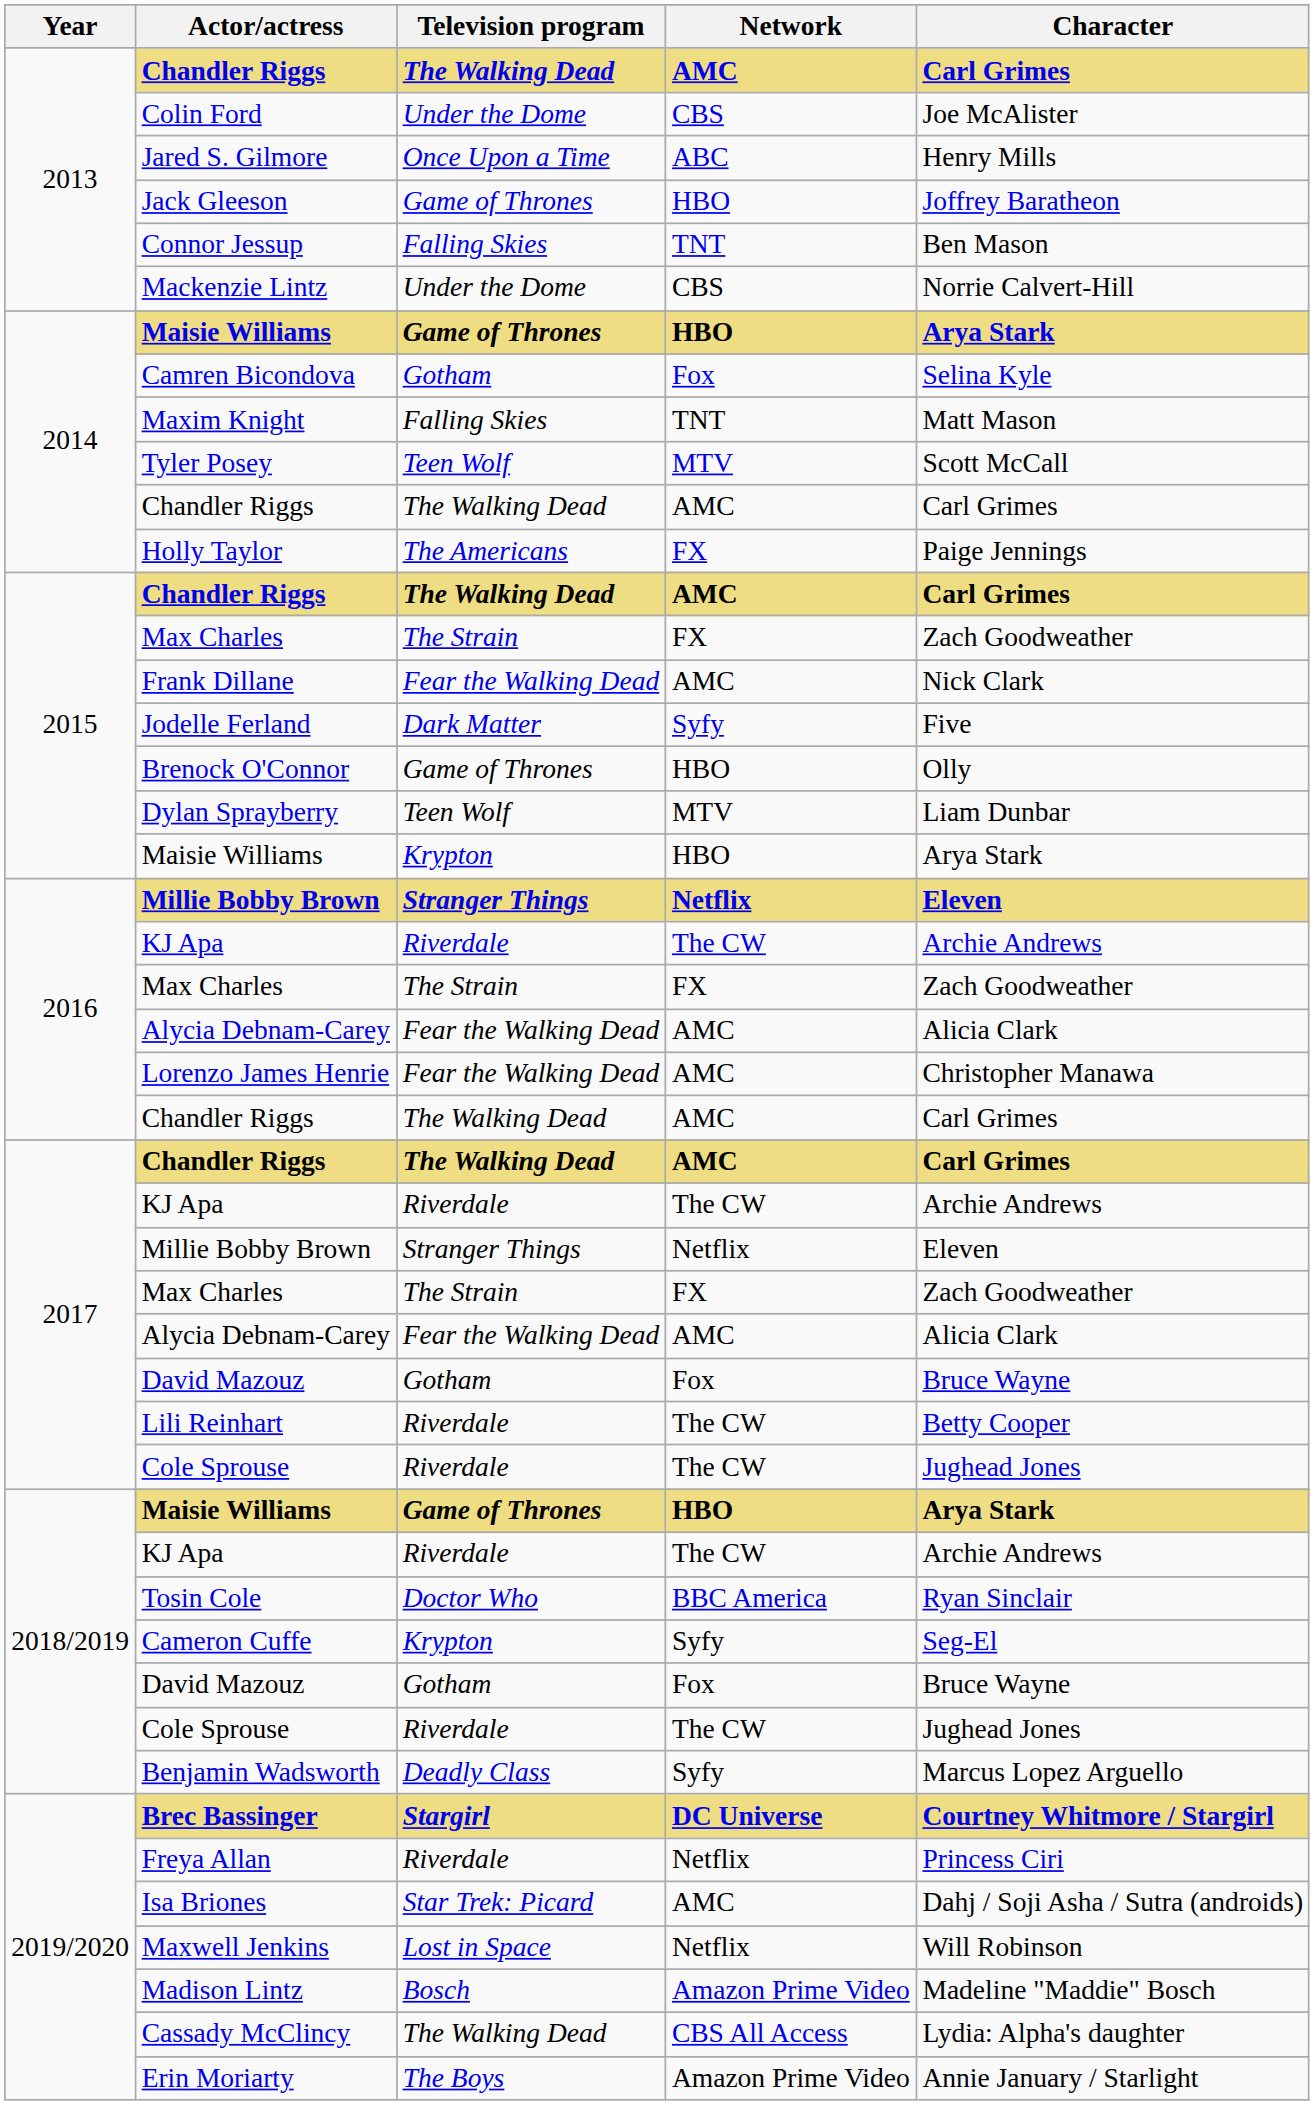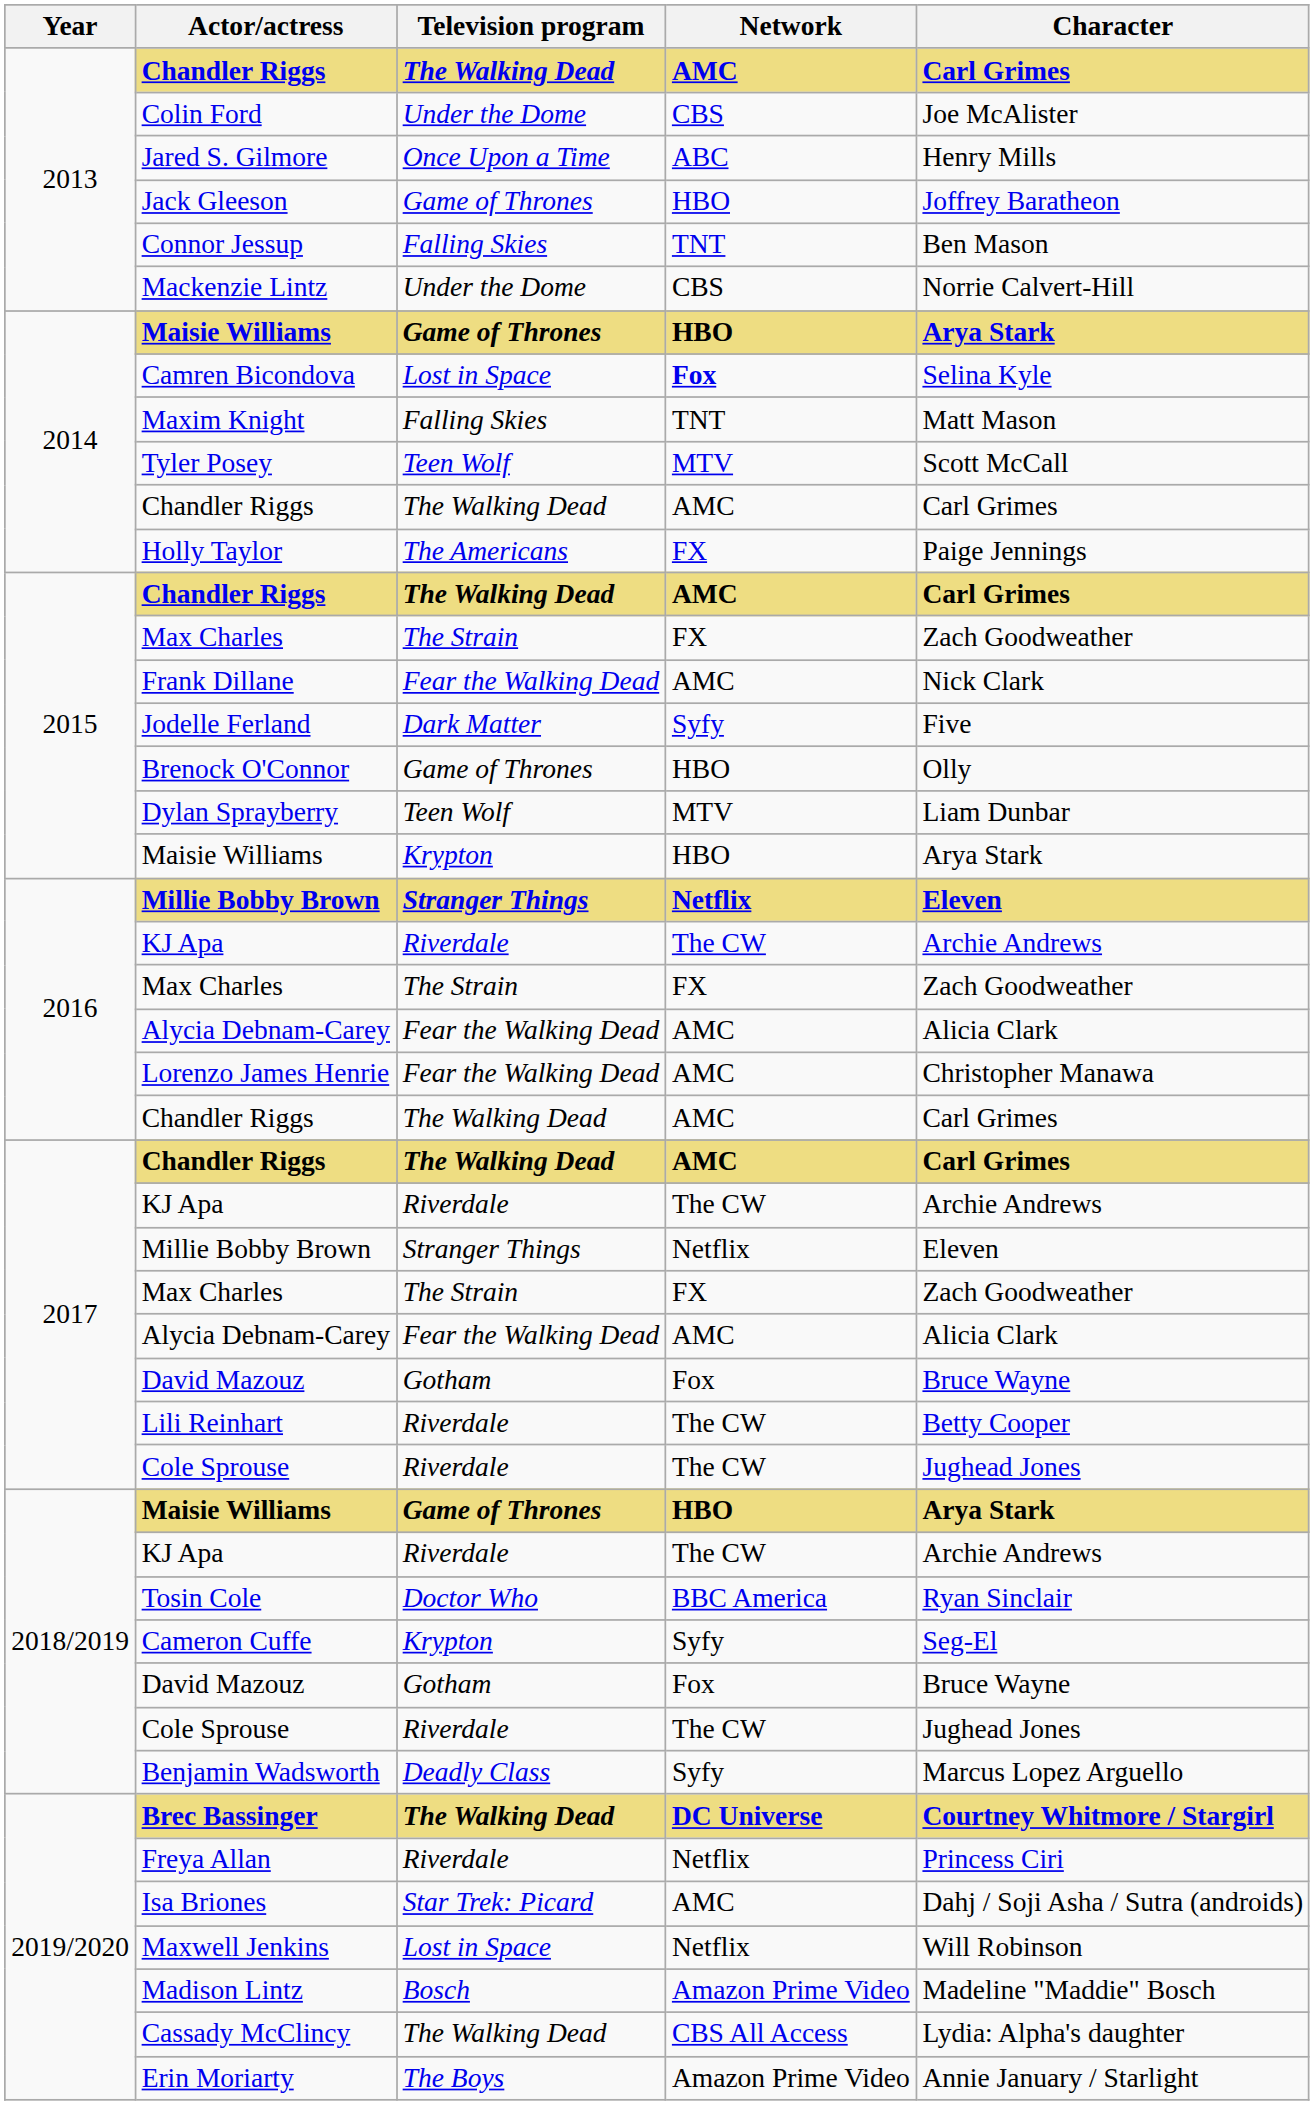(447, 375) Gotham -> (477, 375) Lost in Space
(693, 375) normal -> (694, 375) bold
(446, 1815) Stargirl -> (508, 1815) The Walking Dead
